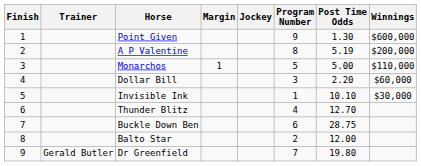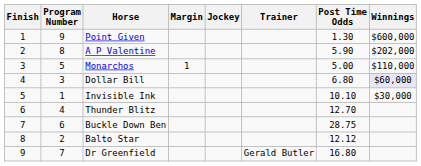columns swapped: (295, 17) <-> (78, 17)
(343, 51) 5.19 -> (343, 51) 5.90
(393, 51) $200,000 -> (393, 51) $202,000
(343, 80) 2.20 -> (343, 80) 6.80
(393, 80) no background -> (393, 80) lavender background
(343, 139) 12.00 -> (343, 139) 12.12
(343, 154) 19.80 -> (343, 154) 16.80
